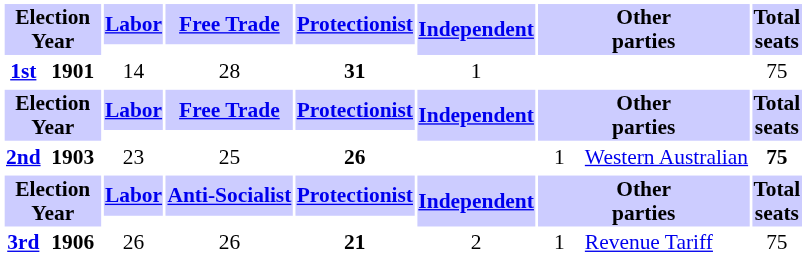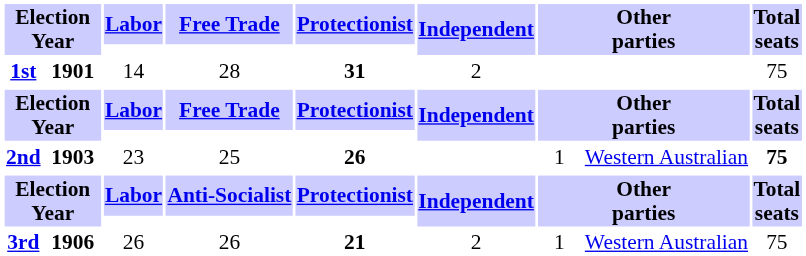(476, 70) 1 -> (476, 70) 2
(649, 242) Revenue Tariff -> (666, 242) Western Australian
